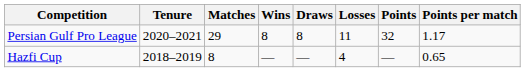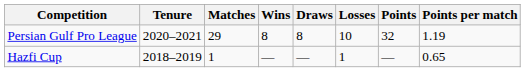(345, 35) 11 -> (345, 35) 10
(434, 35) 1.17 -> (434, 35) 1.19
(211, 56) 8 -> (211, 56) 1
(342, 56) 4 -> (342, 56) 1
